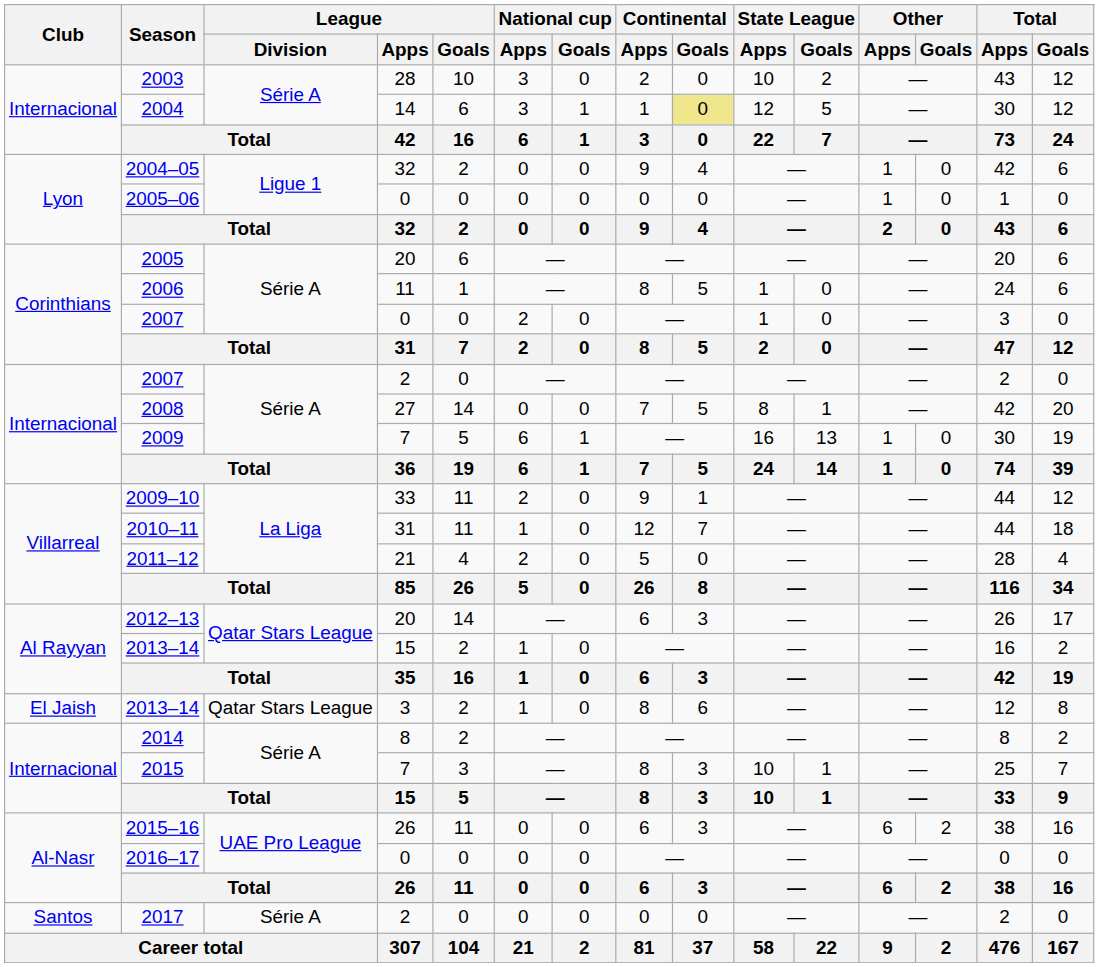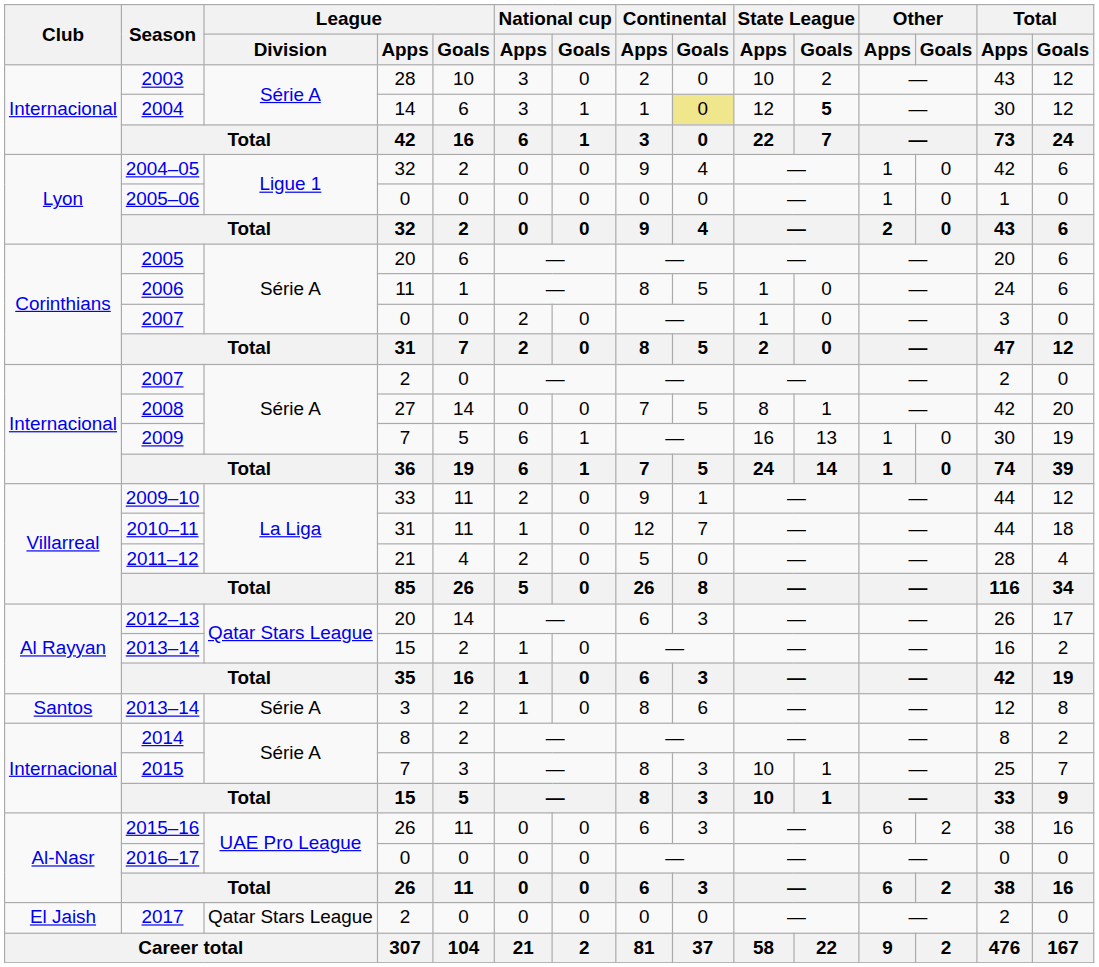(826, 109) normal -> (826, 109) bold
(63, 708) El Jaish -> (63, 708) Santos
(290, 708) Qatar Stars League -> (290, 708) Série A
(63, 917) Santos -> (63, 917) El Jaish
(290, 917) Série A -> (290, 917) Qatar Stars League
